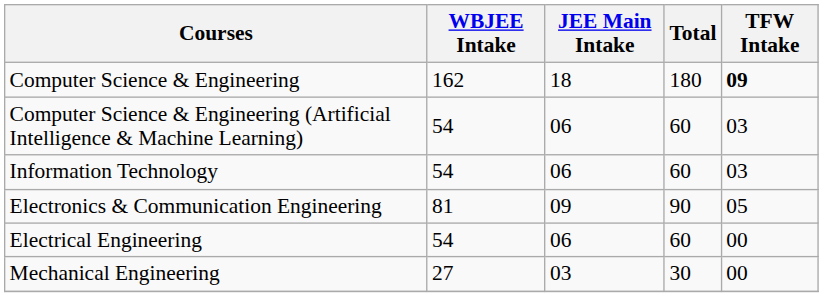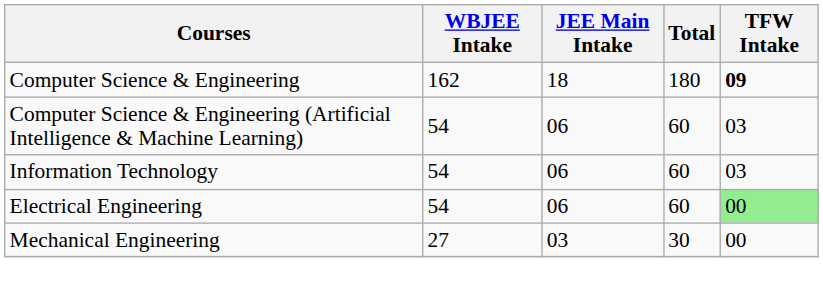- row: (196, 205)
(737, 239) no background -> (736, 205) lightgreen background
